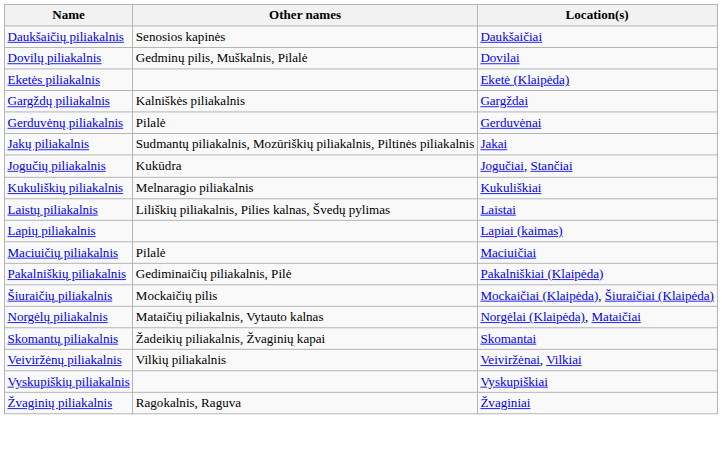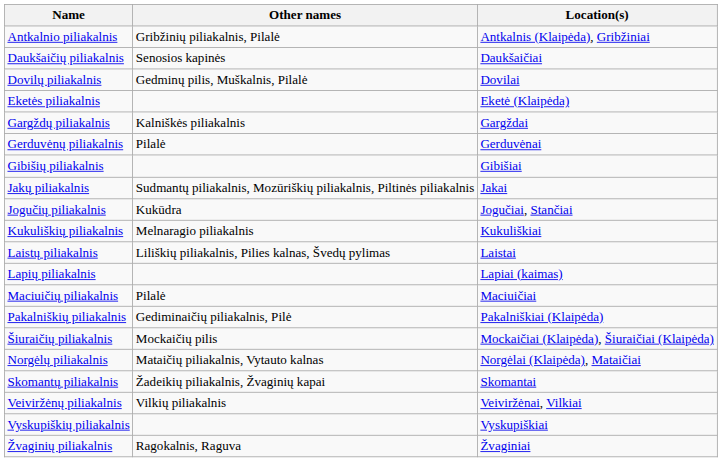+ row: (62, 37)
+ row: (56, 166)
